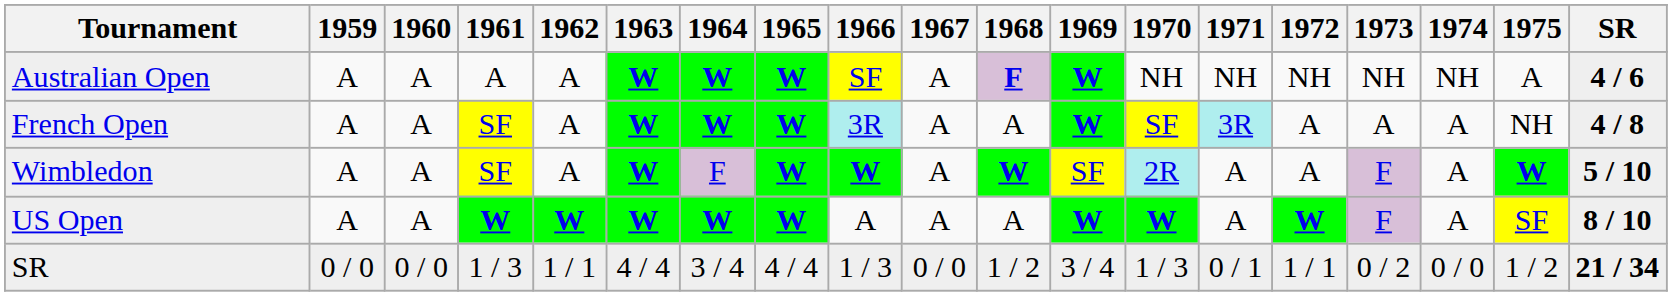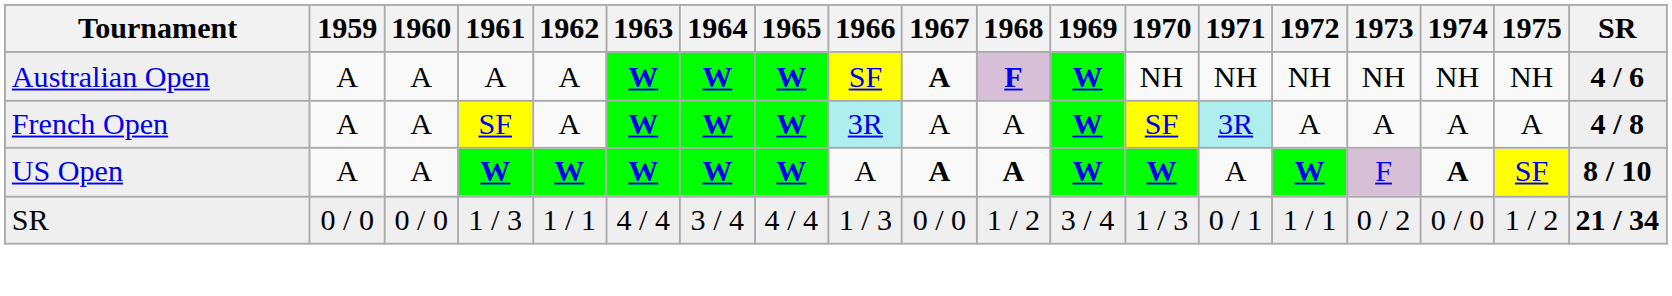(939, 76) normal -> (939, 76) bold
(1532, 76) A -> (1532, 76) NH
(1532, 123) NH -> (1532, 123) A
- row: (82, 171)
(939, 219) normal -> (939, 171) bold
(1013, 219) normal -> (1013, 171) bold
(1458, 219) normal -> (1458, 171) bold
